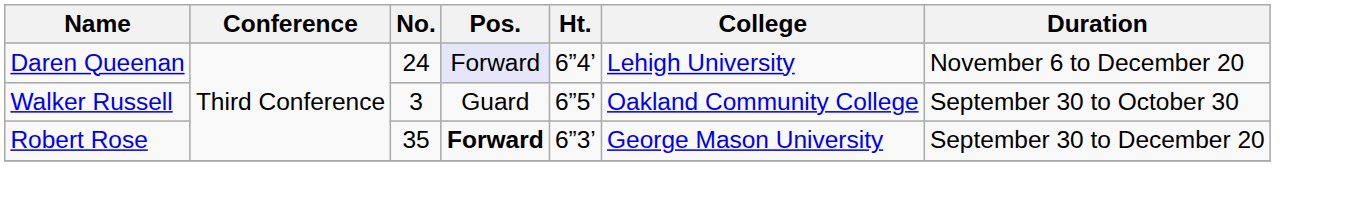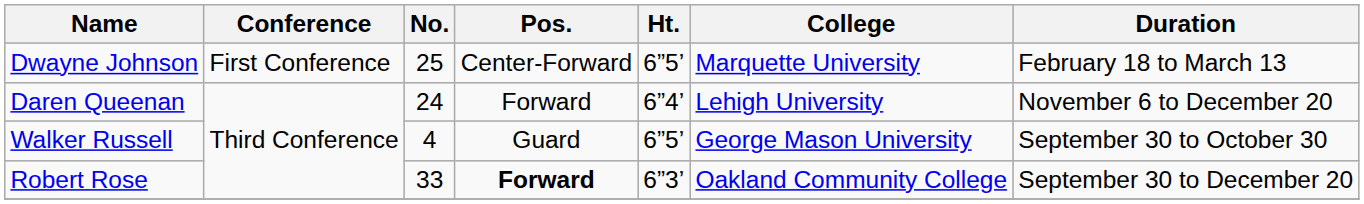+ row: (104, 62)
(495, 62) lavender background -> (546, 101) no background
(416, 101) 3 -> (430, 140) 4
(763, 101) Oakland Community College -> (834, 140) George Mason University
(416, 140) 35 -> (430, 179) 33
(745, 140) George Mason University -> (851, 179) Oakland Community College
